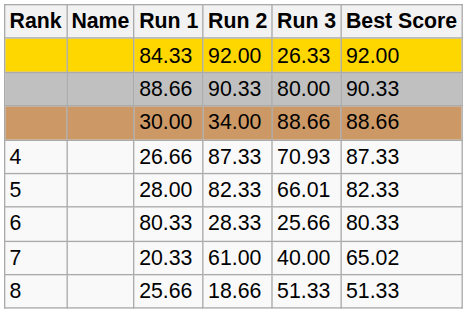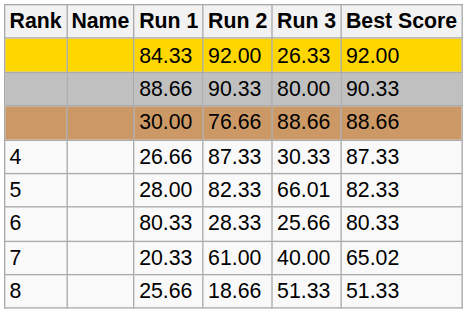(235, 122) 34.00 -> (235, 122) 76.66
(304, 156) 70.93 -> (304, 156) 30.33
